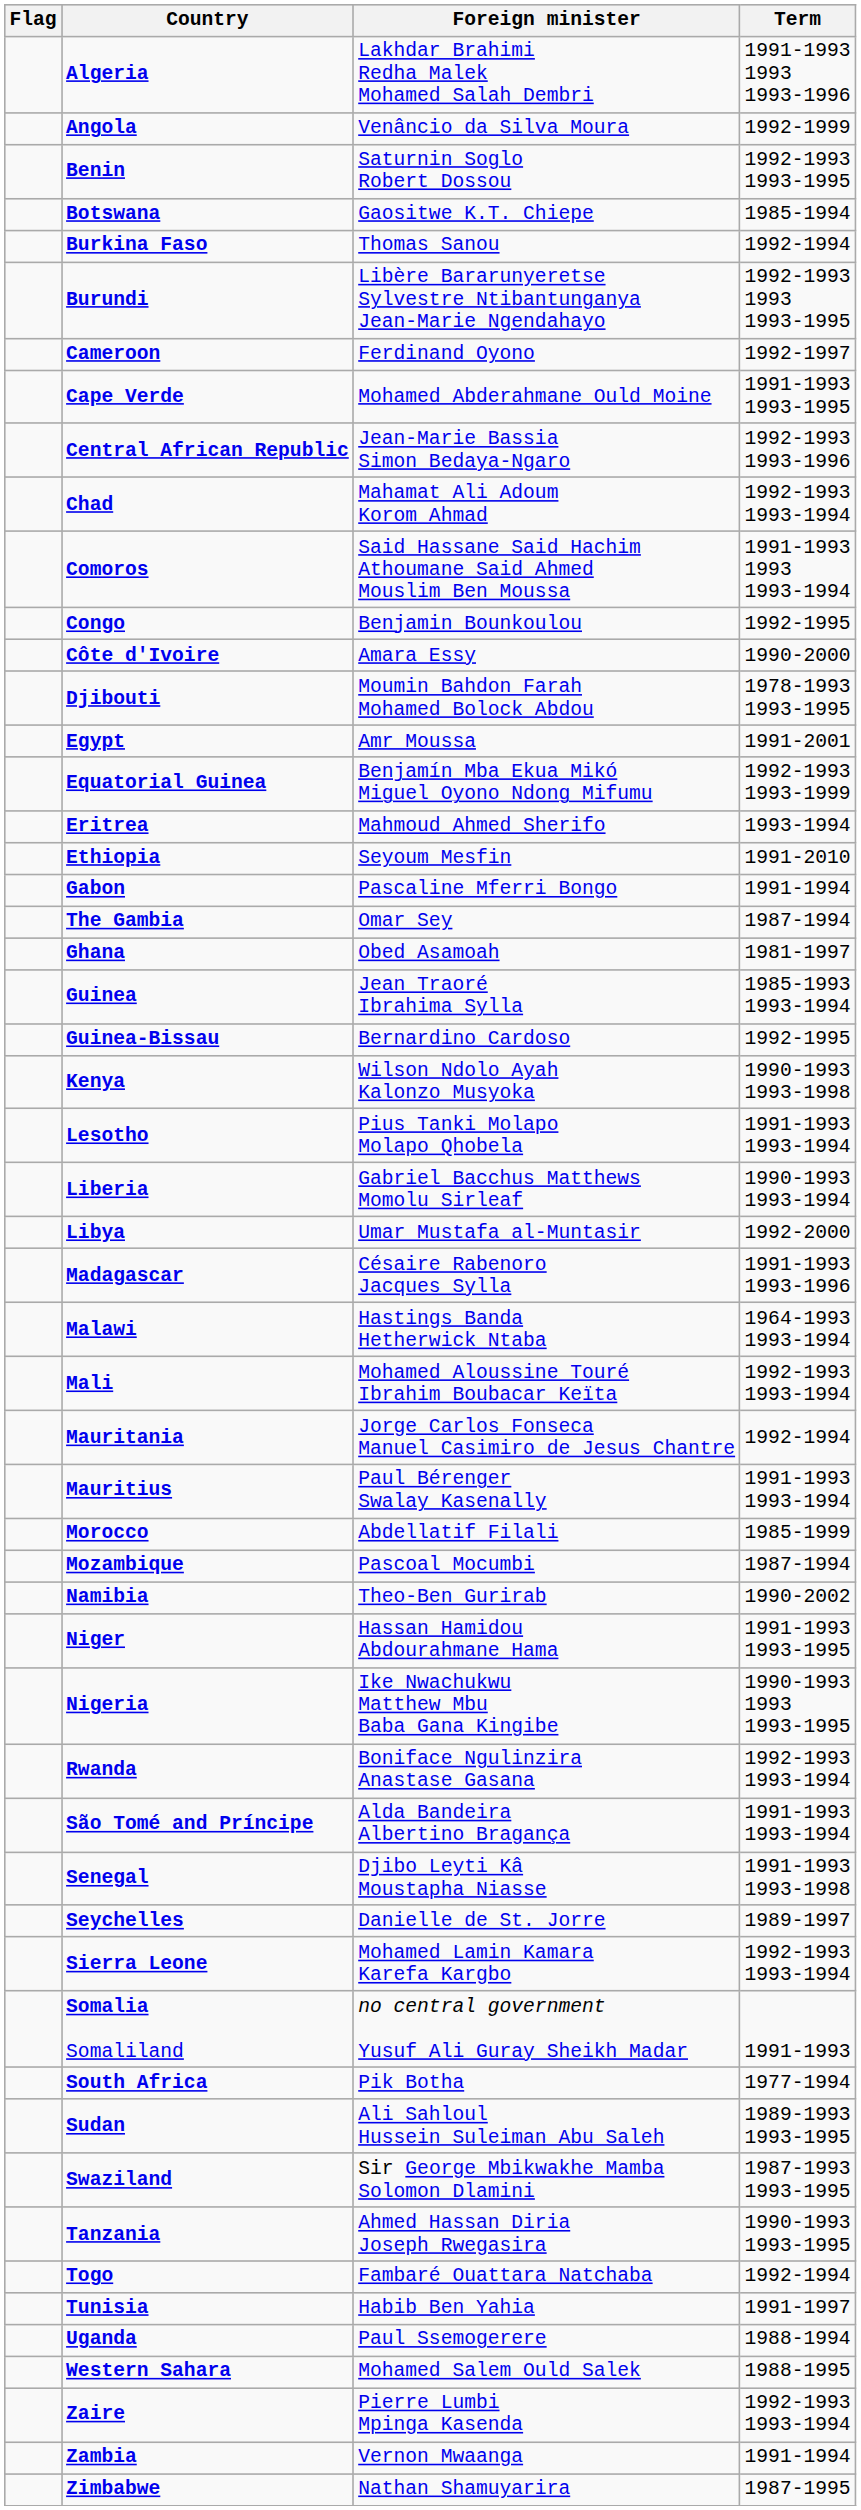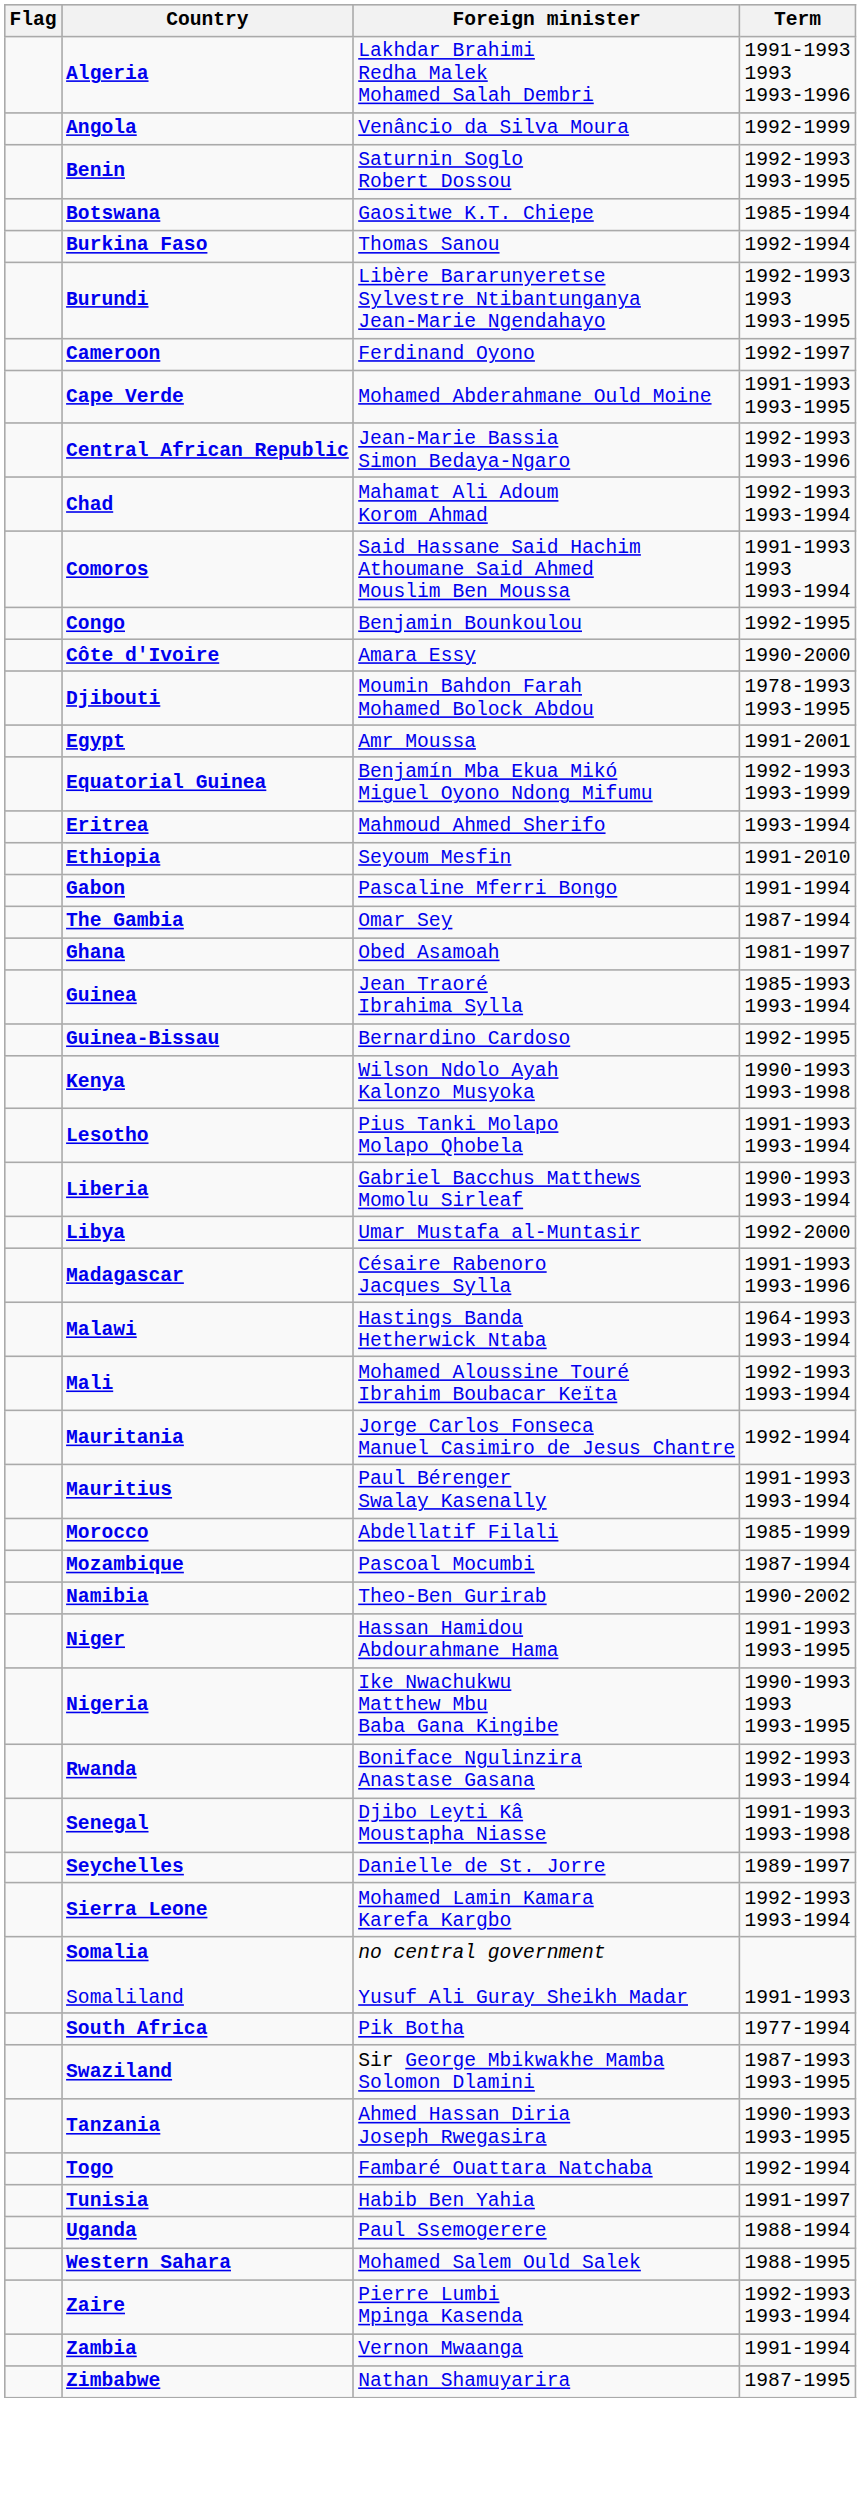- row: (190, 1825)
- row: (96, 2126)
